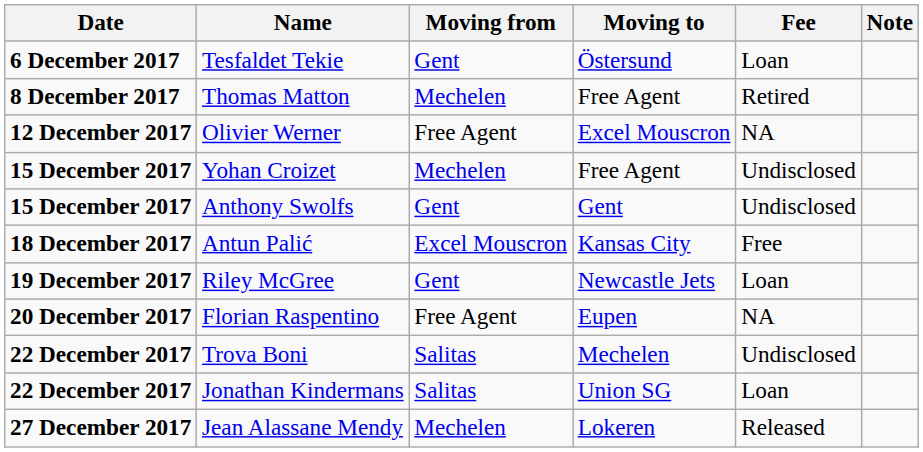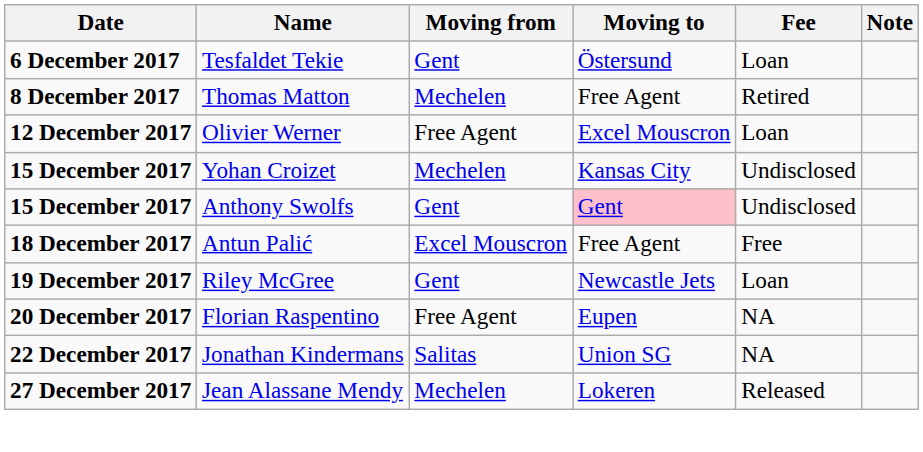(758, 133) NA -> (765, 133) Loan
(629, 170) Free Agent -> (634, 170) Kansas City
(600, 206) no background -> (600, 206) pink background
(634, 243) Kansas City -> (629, 243) Free Agent
- row: (255, 354)
(765, 390) Loan -> (758, 354) NA
